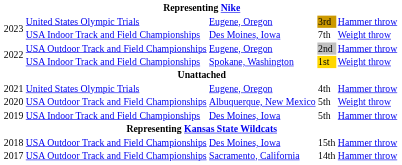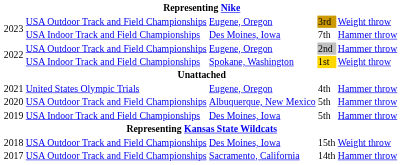(83, 21) United States Olympic Trials -> (116, 21) USA Outdoor Track and Field Championships
(368, 21) Hammer throw -> (364, 21) Weight throw
(364, 35) Weight throw -> (368, 35) Hammer throw
(364, 102) Weight throw -> (368, 102) Hammer throw
(368, 142) Hammer throw -> (364, 142) Weight throw
